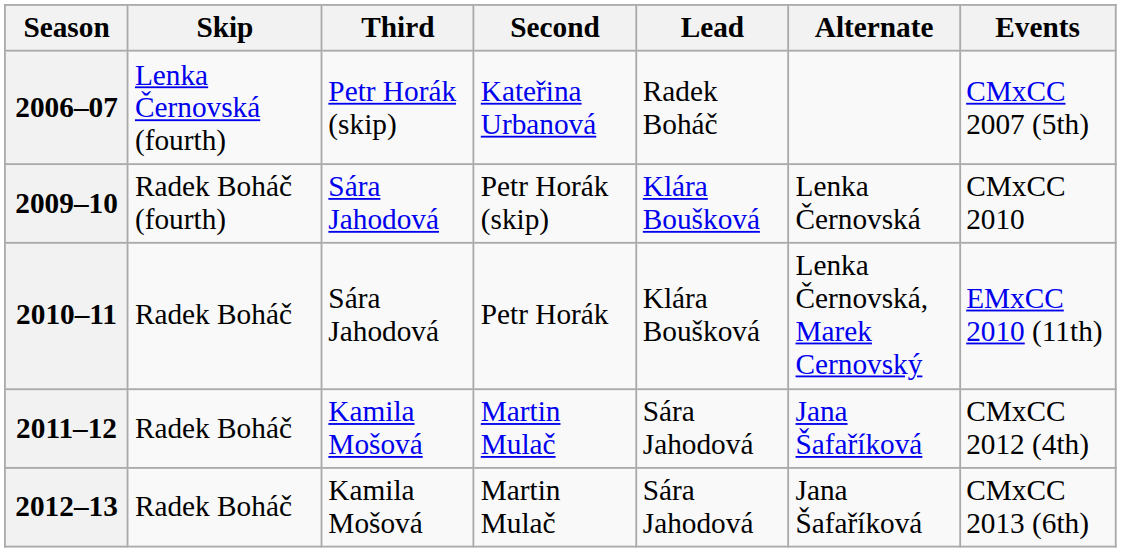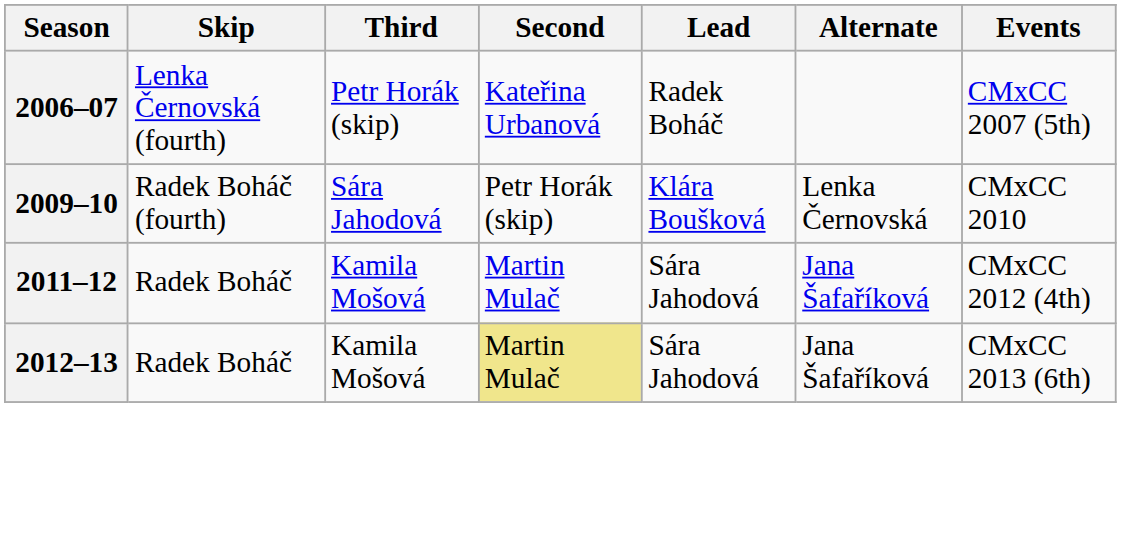- row: (67, 315)
(521, 506) no background -> (525, 361) khaki background
